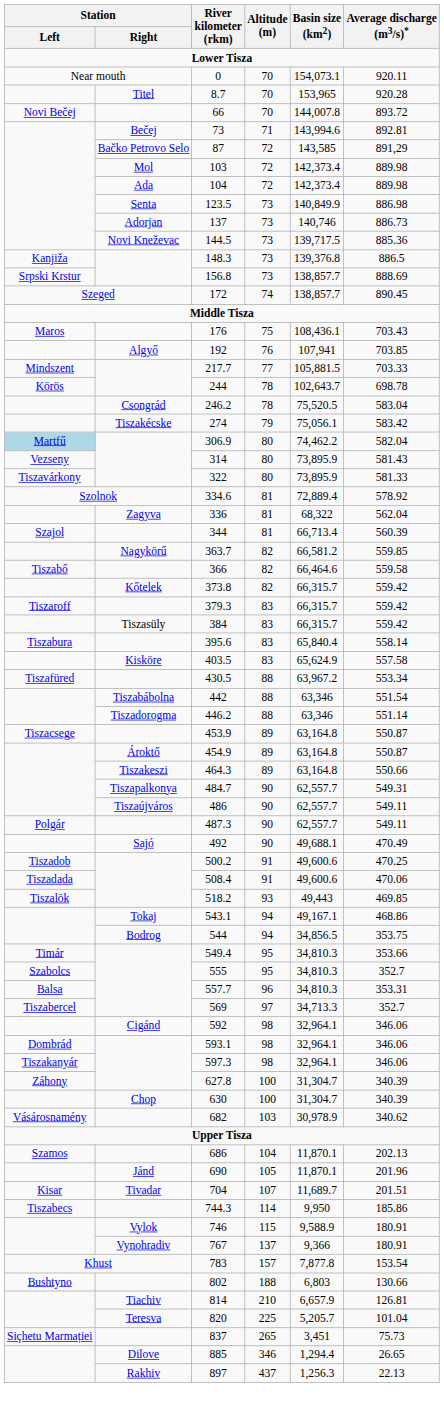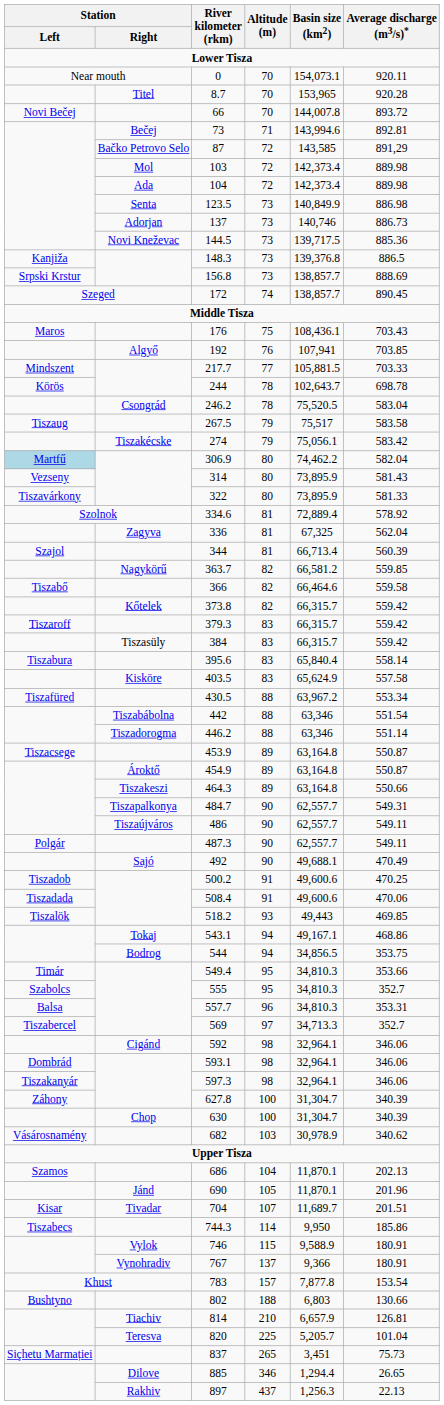+ row: (218, 423)
(317, 514) 68,322 -> (317, 532) 67,325
